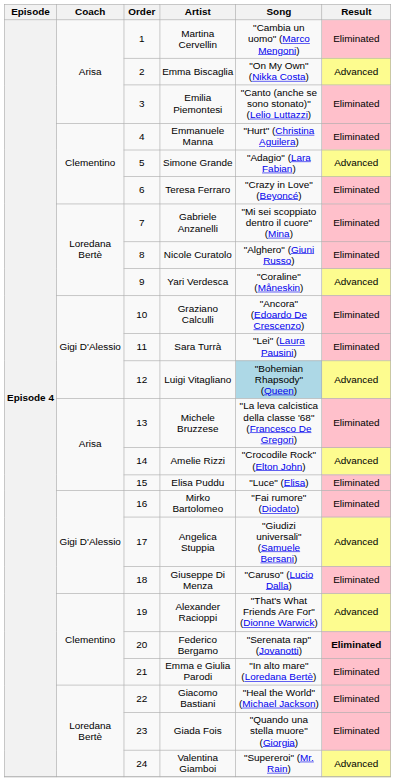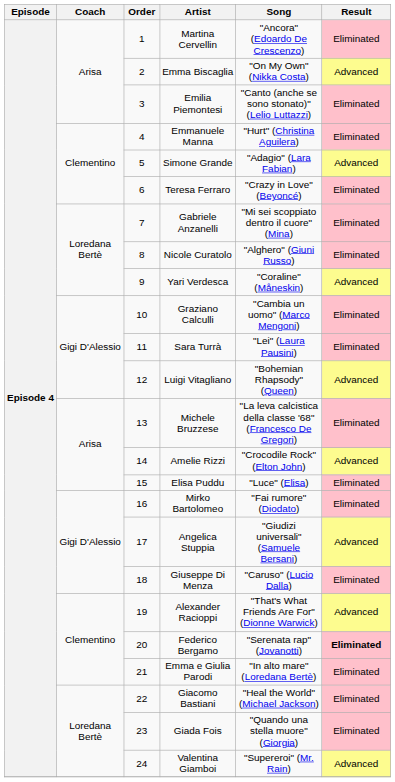(279, 39) "Cambia un uomo" (Marco Mengoni) -> (279, 39) "Ancora" (Edoardo De Crescenzo)
(279, 314) "Ancora" (Edoardo De Crescenzo) -> (279, 314) "Cambia un uomo" (Marco Mengoni)
(279, 379) lightblue background -> (279, 379) no background
